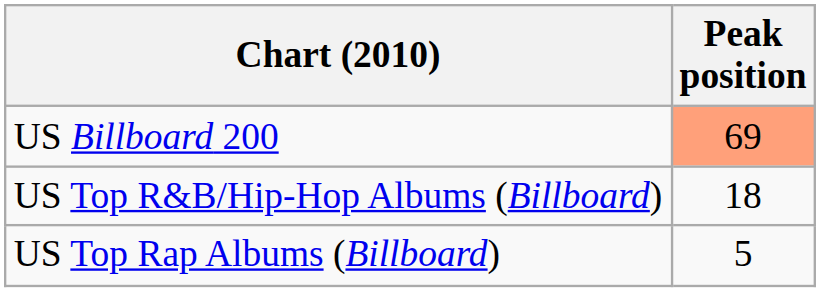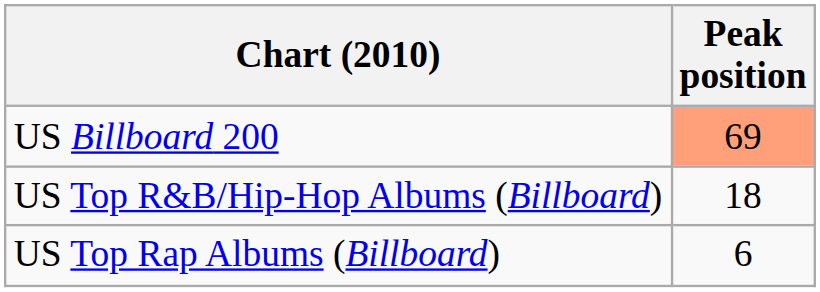(743, 254) 5 -> (743, 254) 6
